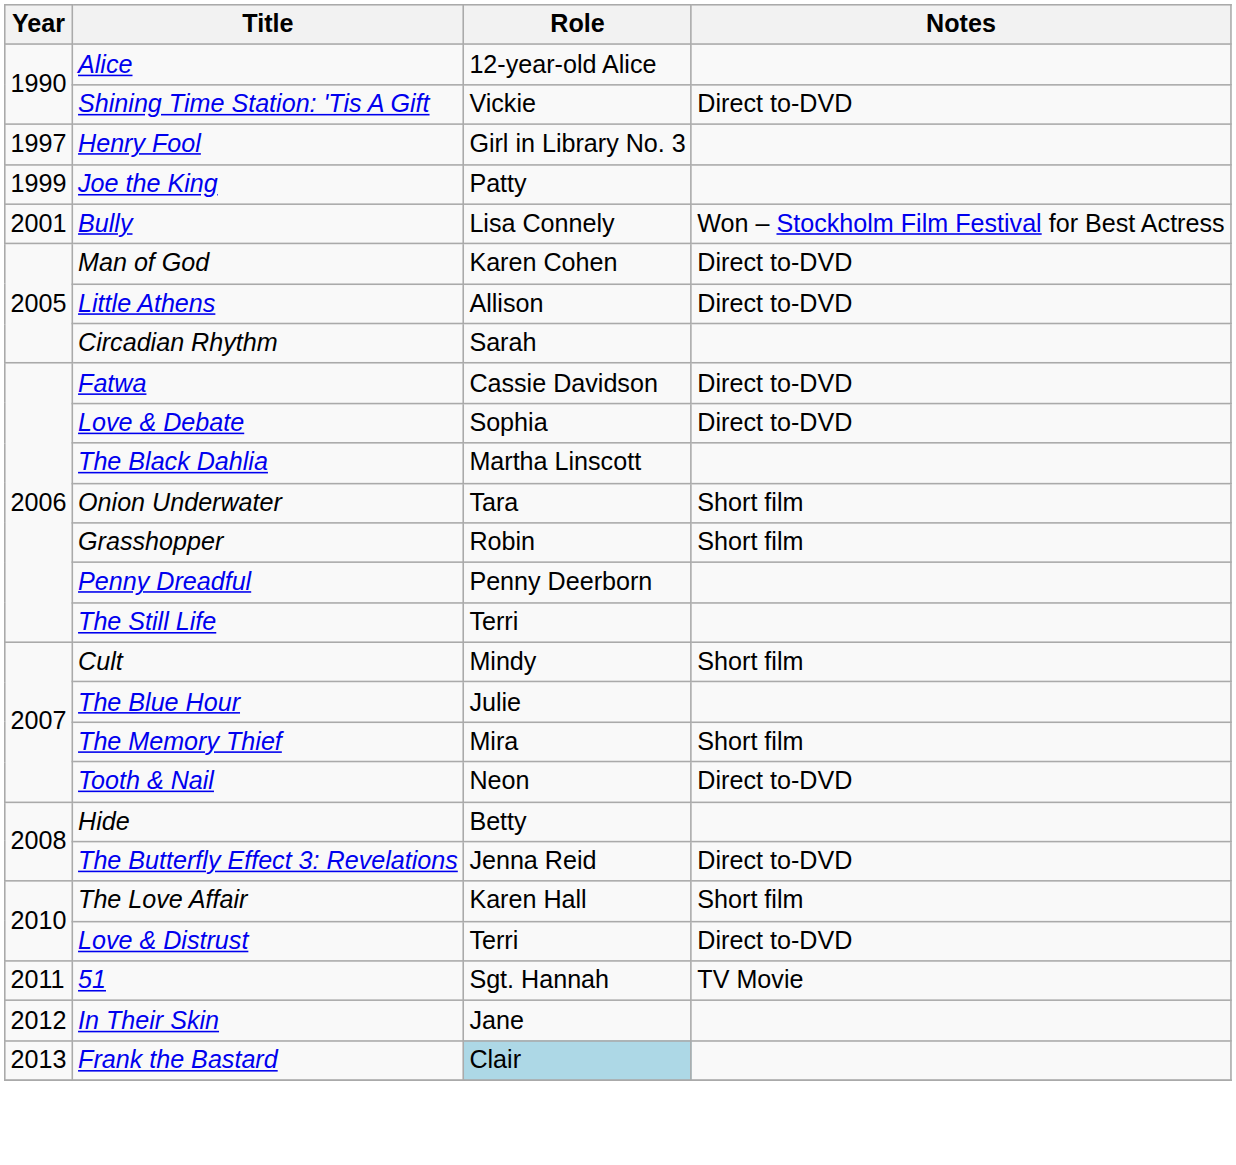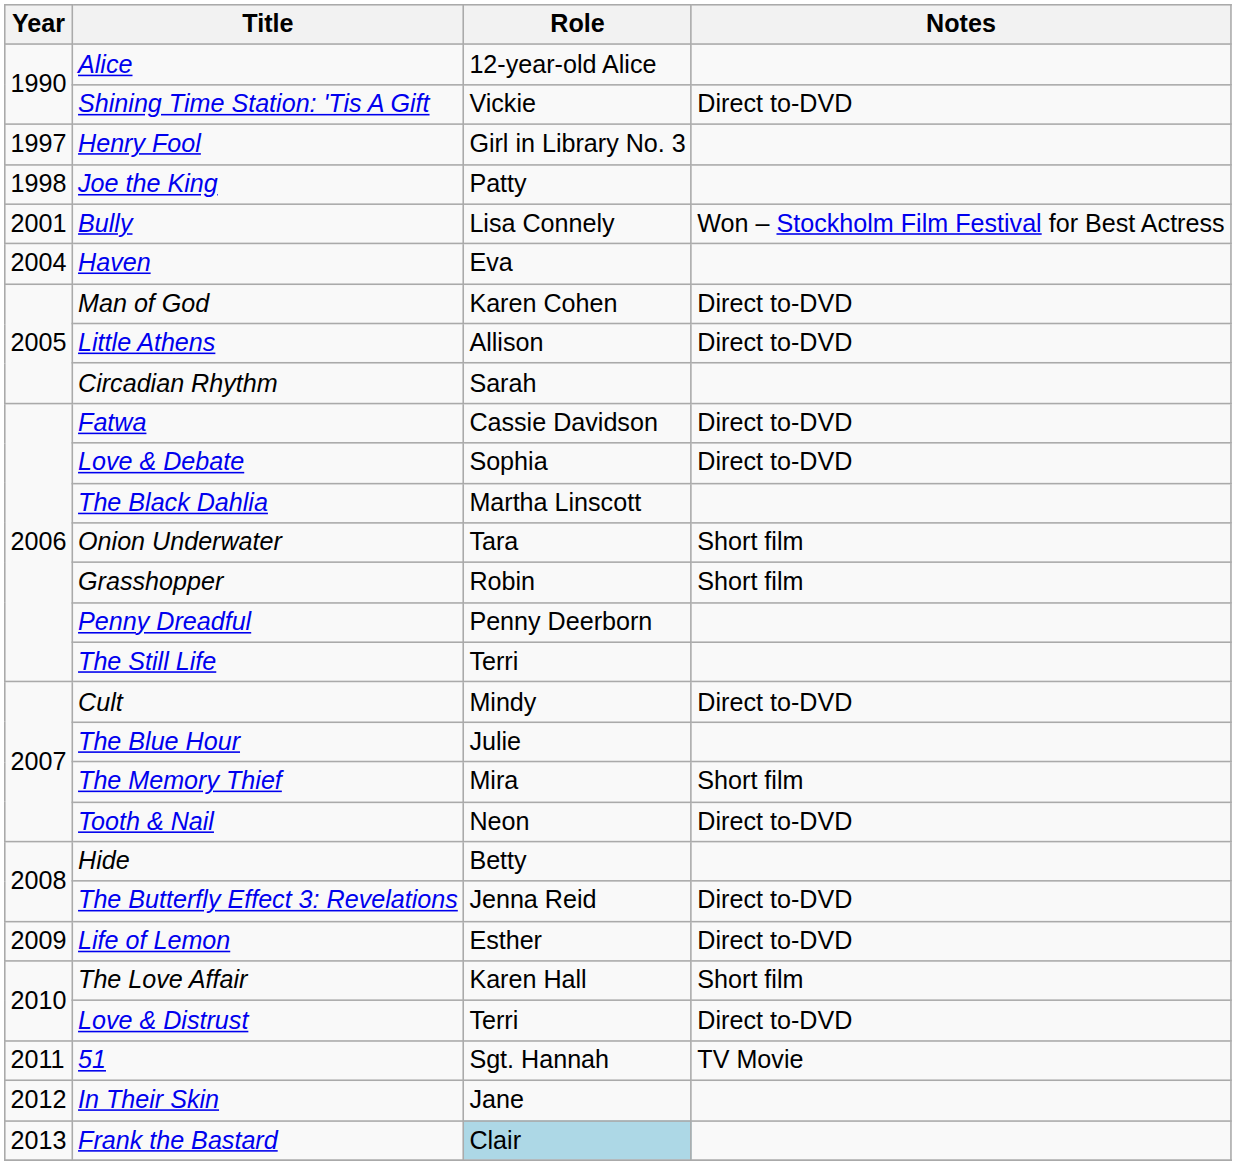(39, 183) 1999 -> (39, 183) 1998
+ row: (114, 263)
(750, 661) Short film -> (775, 701) Direct to-DVD
+ row: (154, 940)
